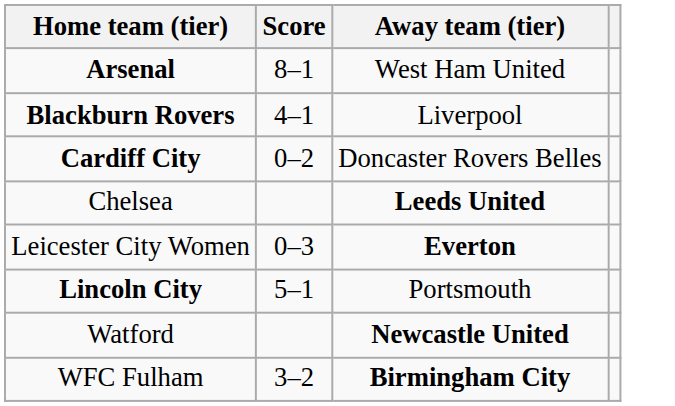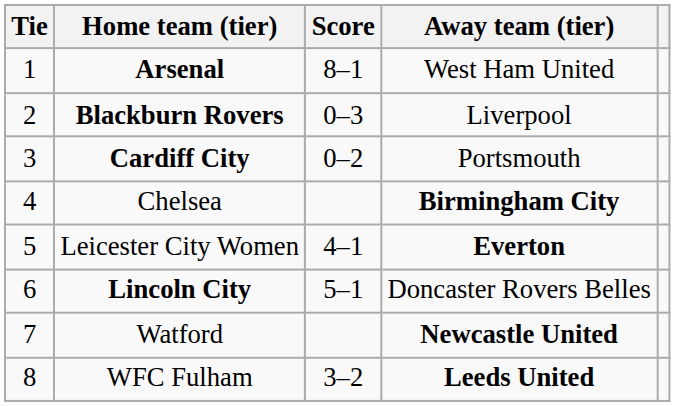+ column: (30, 26)
(294, 114) 4–1 -> (343, 114) 0–3
(470, 158) Doncaster Rovers Belles -> (519, 158) Portsmouth
(470, 201) Leeds United -> (519, 201) Birmingham City
(294, 245) 0–3 -> (343, 245) 4–1
(470, 289) Portsmouth -> (519, 289) Doncaster Rovers Belles
(470, 377) Birmingham City -> (519, 377) Leeds United
